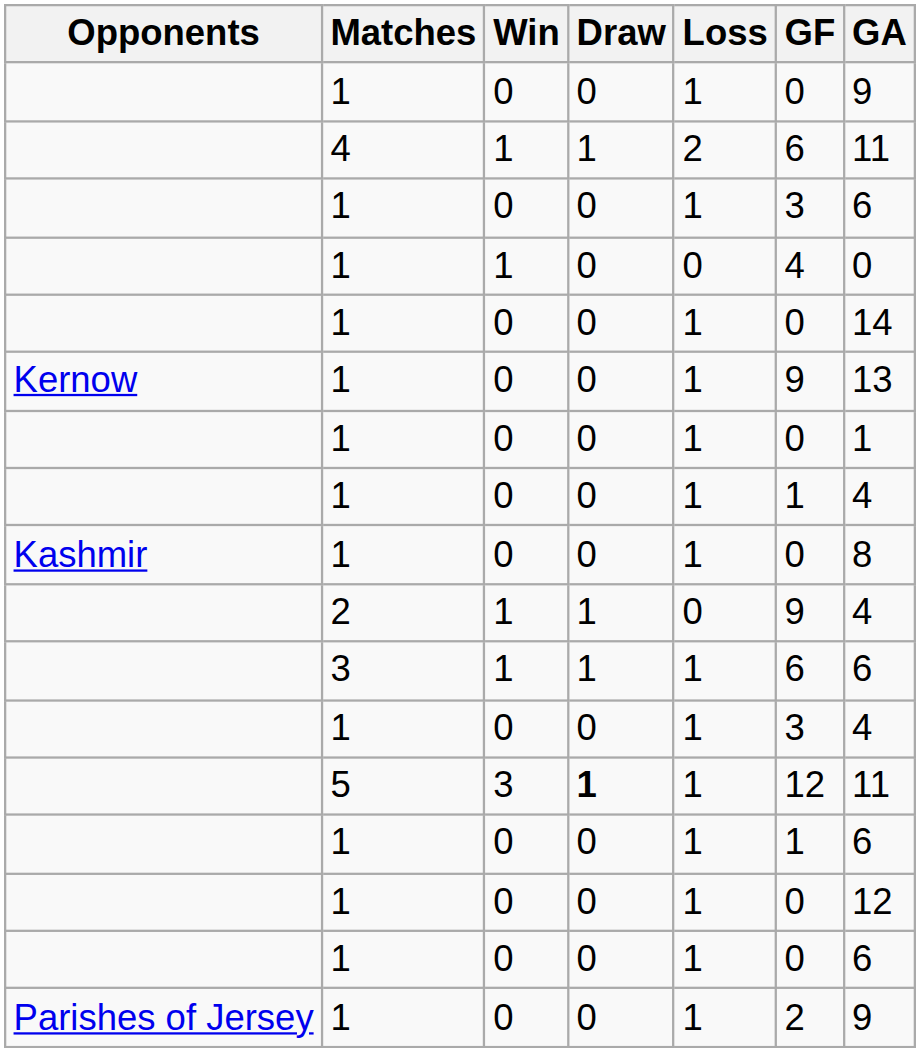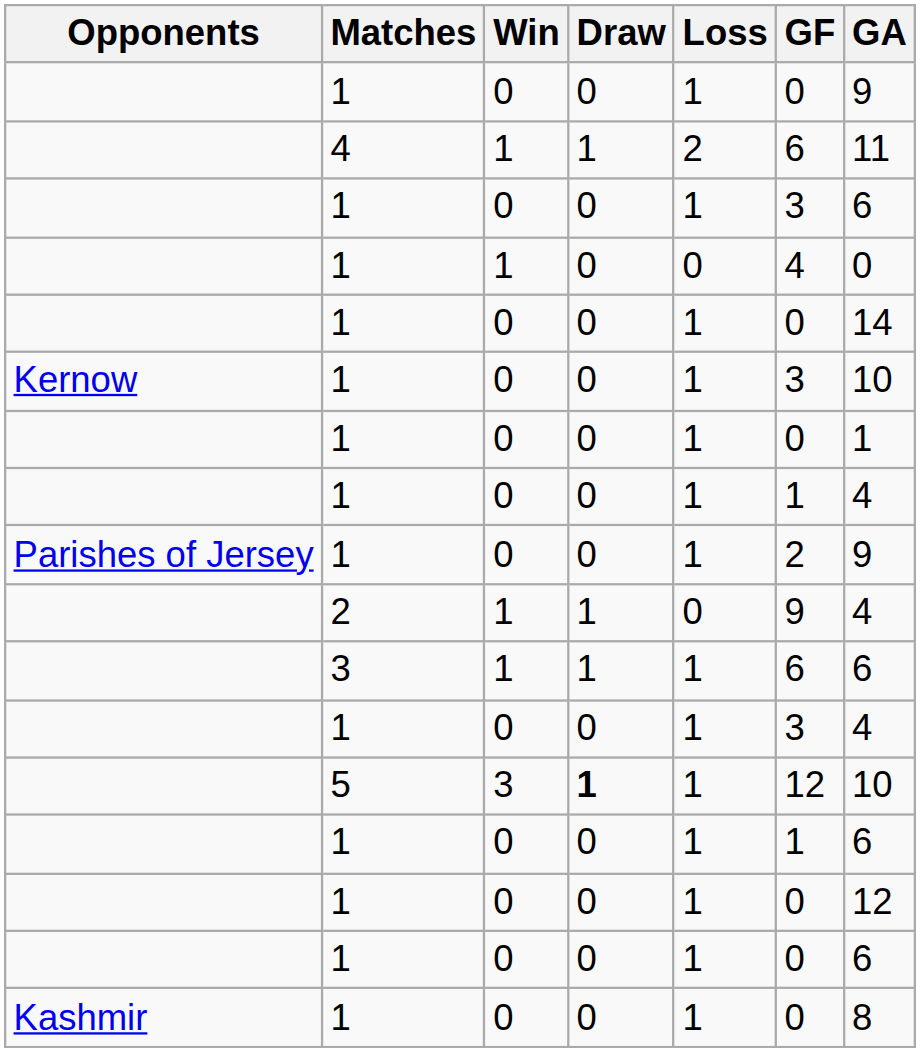(795, 380) 9 -> (795, 380) 3
(872, 380) 13 -> (872, 380) 10
rows swapped: (164, 1016) <-> (80, 554)
(871, 785) 11 -> (872, 785) 10
